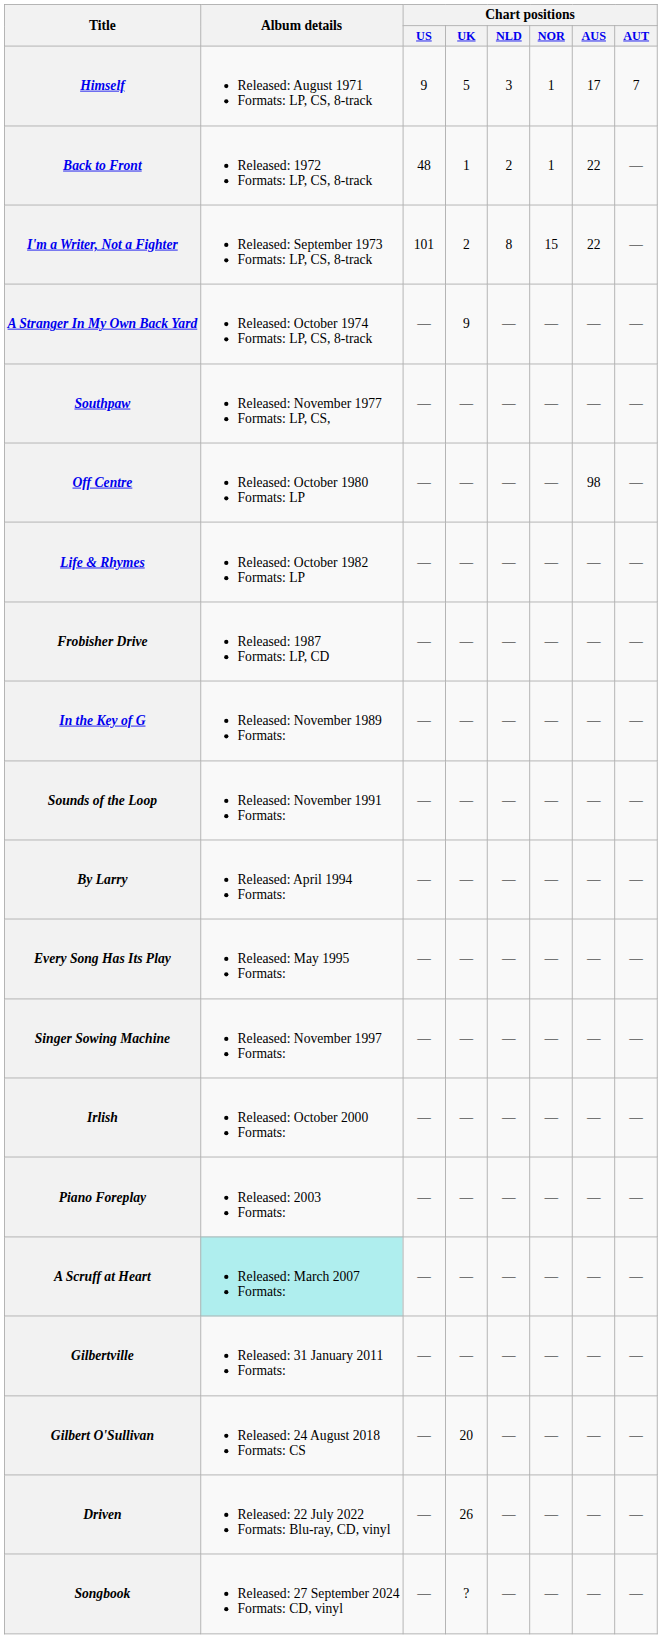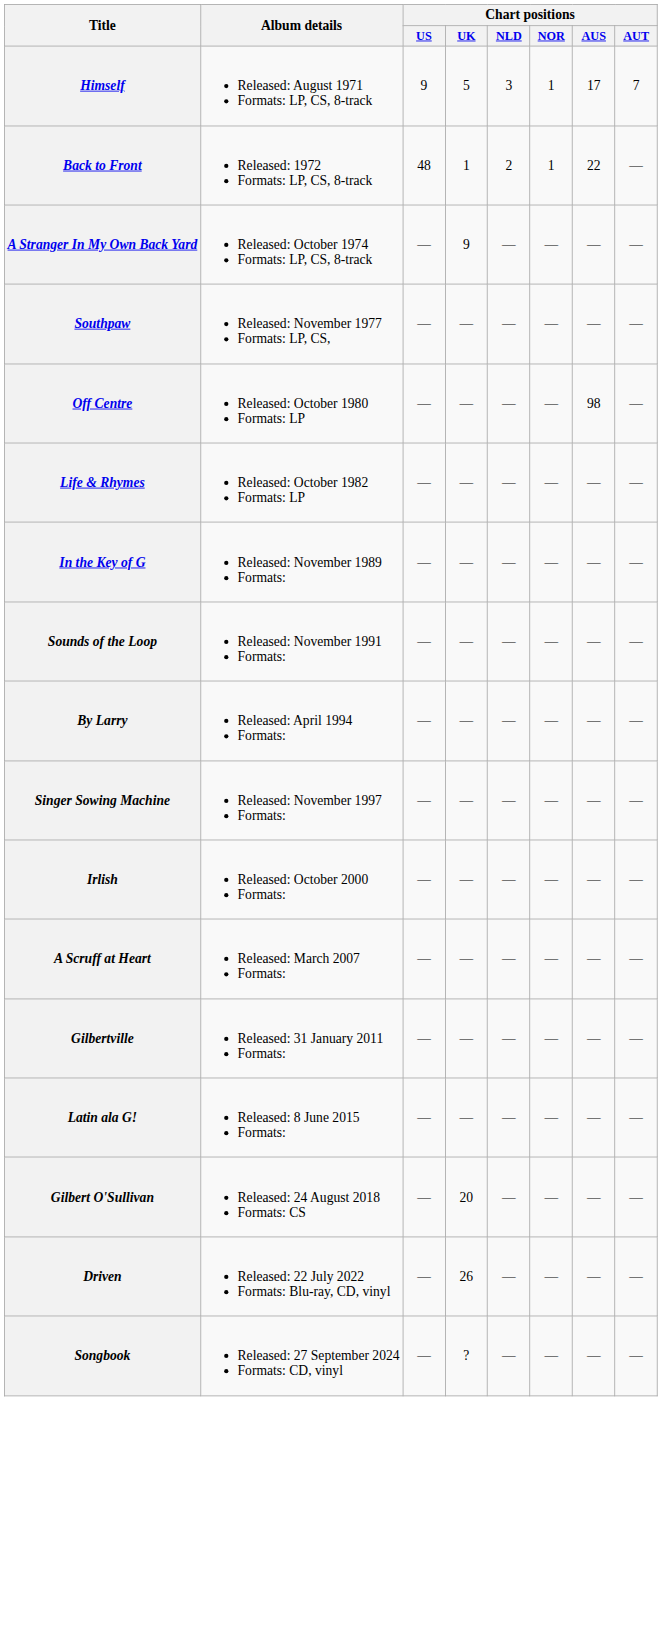- row: (102, 244)
- row: (102, 641)
- row: (102, 958)
- row: (102, 1197)
(302, 1284) paleturquoise background -> (302, 967) no background
+ row: (102, 1117)
